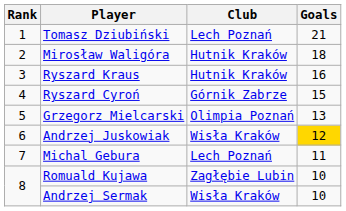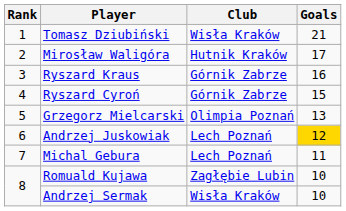(231, 35) Lech Poznań -> (235, 35) Wisła Kraków
(319, 55) 18 -> (319, 55) 17
(239, 75) Hutnik Kraków -> (239, 75) Górnik Zabrze
(235, 135) Wisła Kraków -> (231, 135) Lech Poznań
